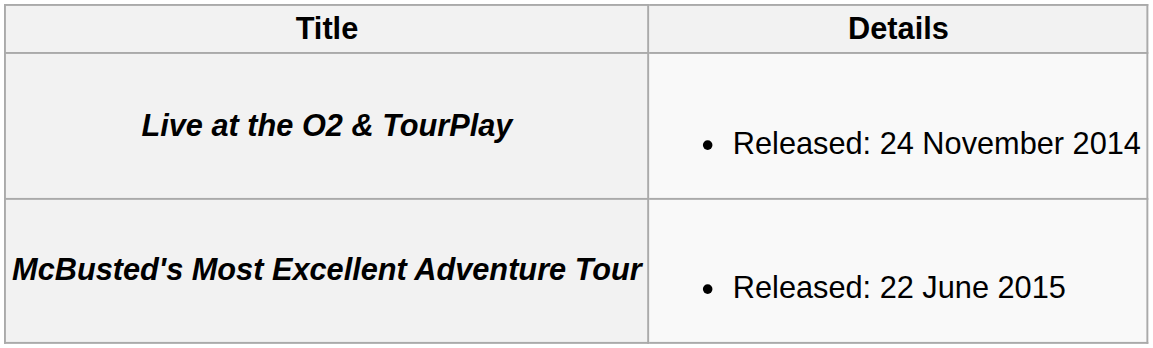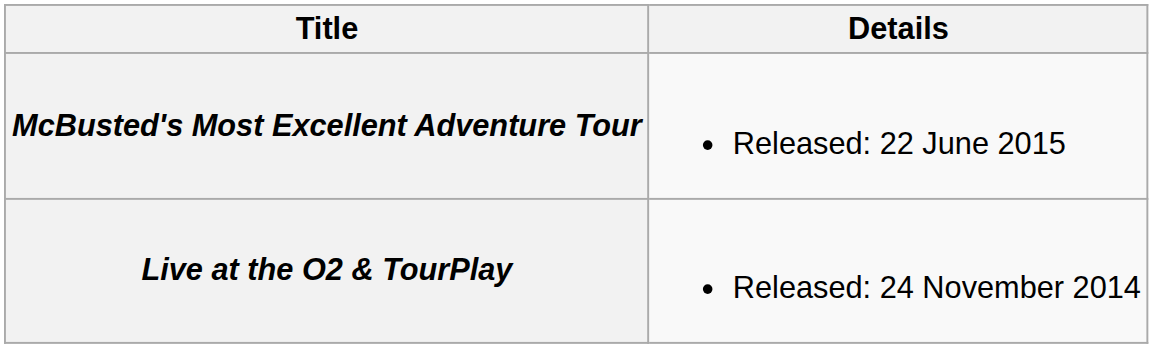rows swapped: (327, 125) <-> (327, 270)
